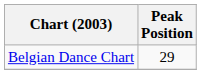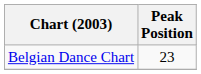(167, 57) 29 -> (167, 57) 23
